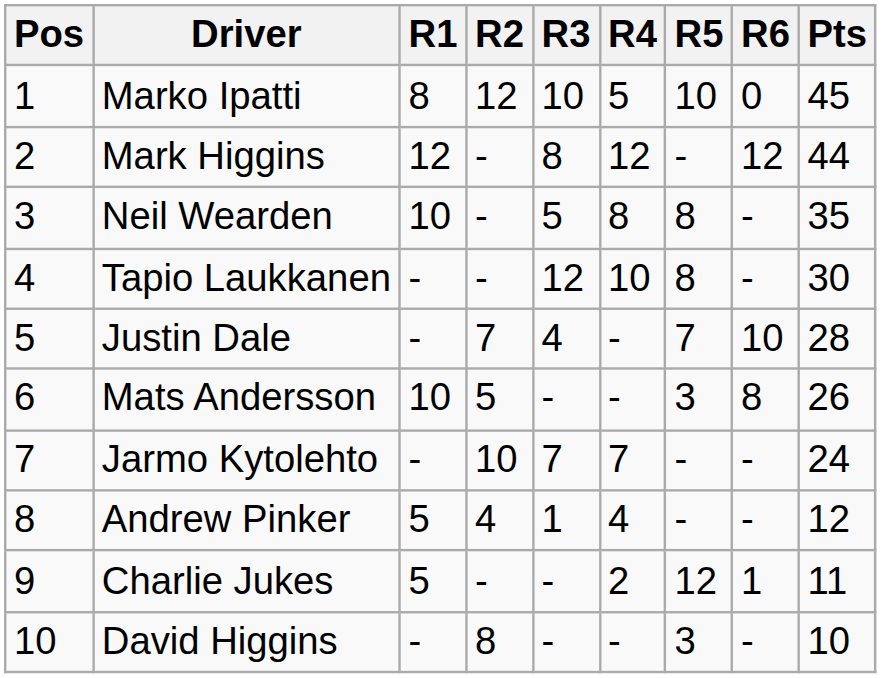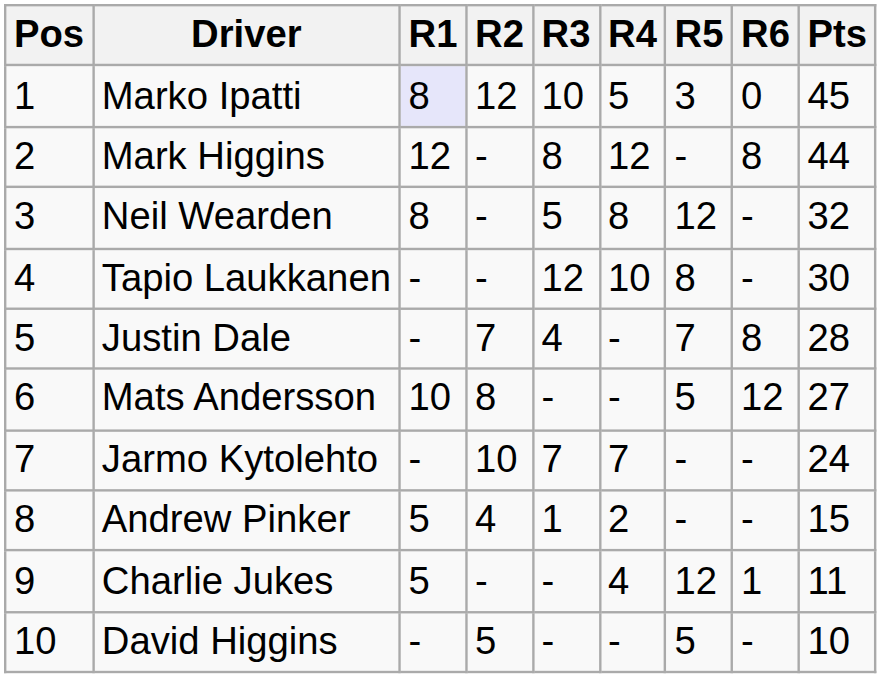(419, 95) no background -> (419, 95) lavender background
(696, 95) 10 -> (685, 95) 3
(762, 156) 12 -> (752, 156) 8
(430, 216) 10 -> (419, 216) 8
(685, 216) 8 -> (696, 216) 12
(829, 216) 35 -> (829, 216) 32
(762, 338) 10 -> (752, 338) 8
(486, 398) 5 -> (486, 398) 8
(685, 398) 3 -> (685, 398) 5
(752, 398) 8 -> (762, 398) 12
(829, 398) 26 -> (829, 398) 27
(619, 519) 4 -> (619, 519) 2
(829, 519) 12 -> (829, 519) 15
(619, 580) 2 -> (619, 580) 4
(486, 641) 8 -> (486, 641) 5
(685, 641) 3 -> (685, 641) 5
